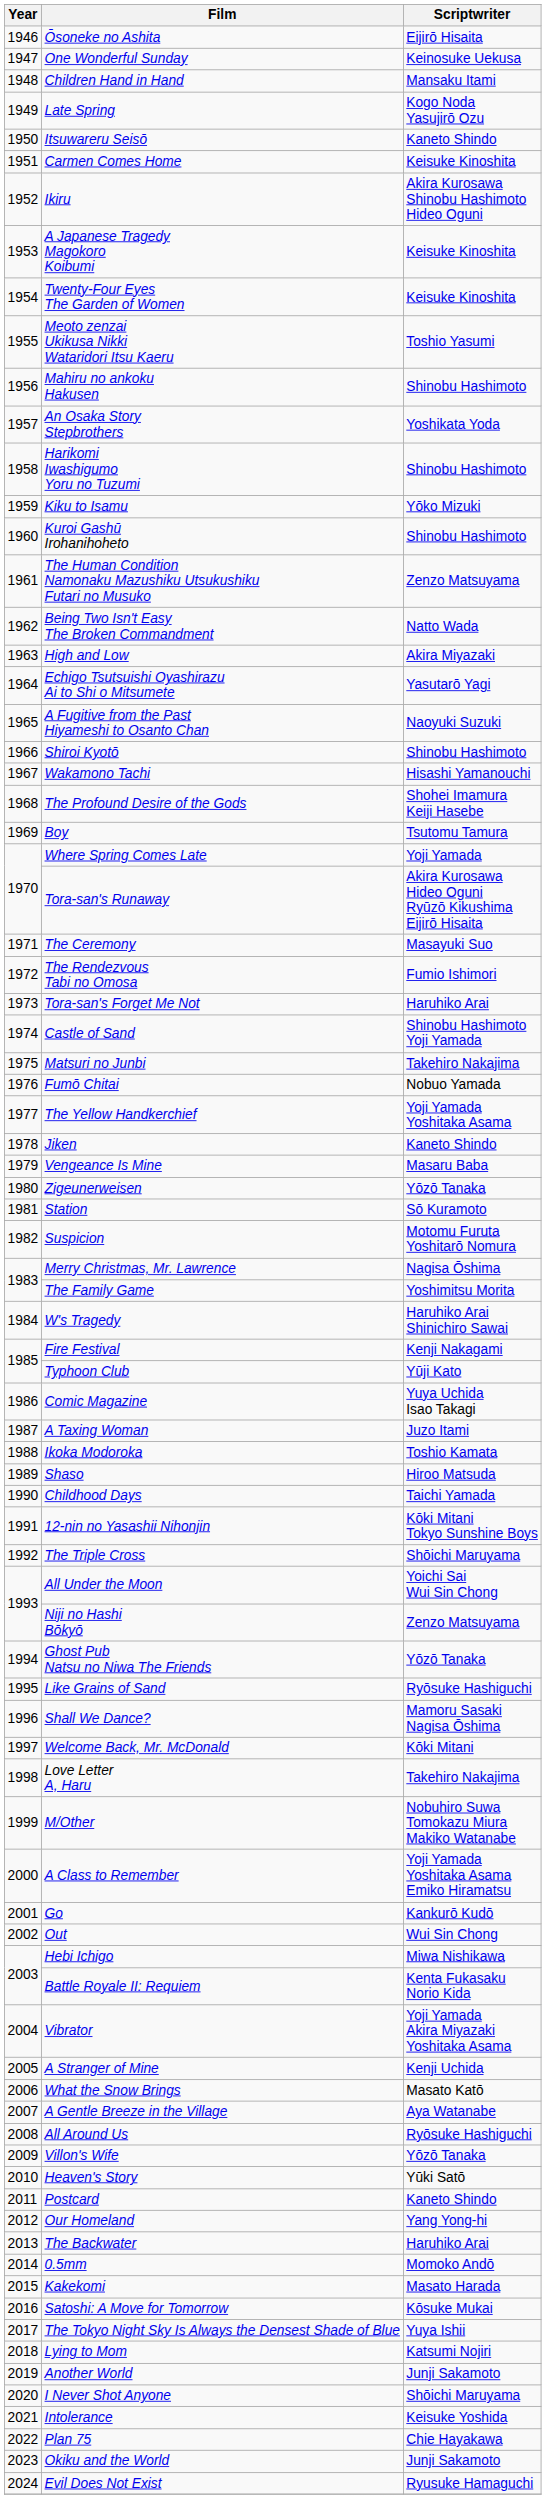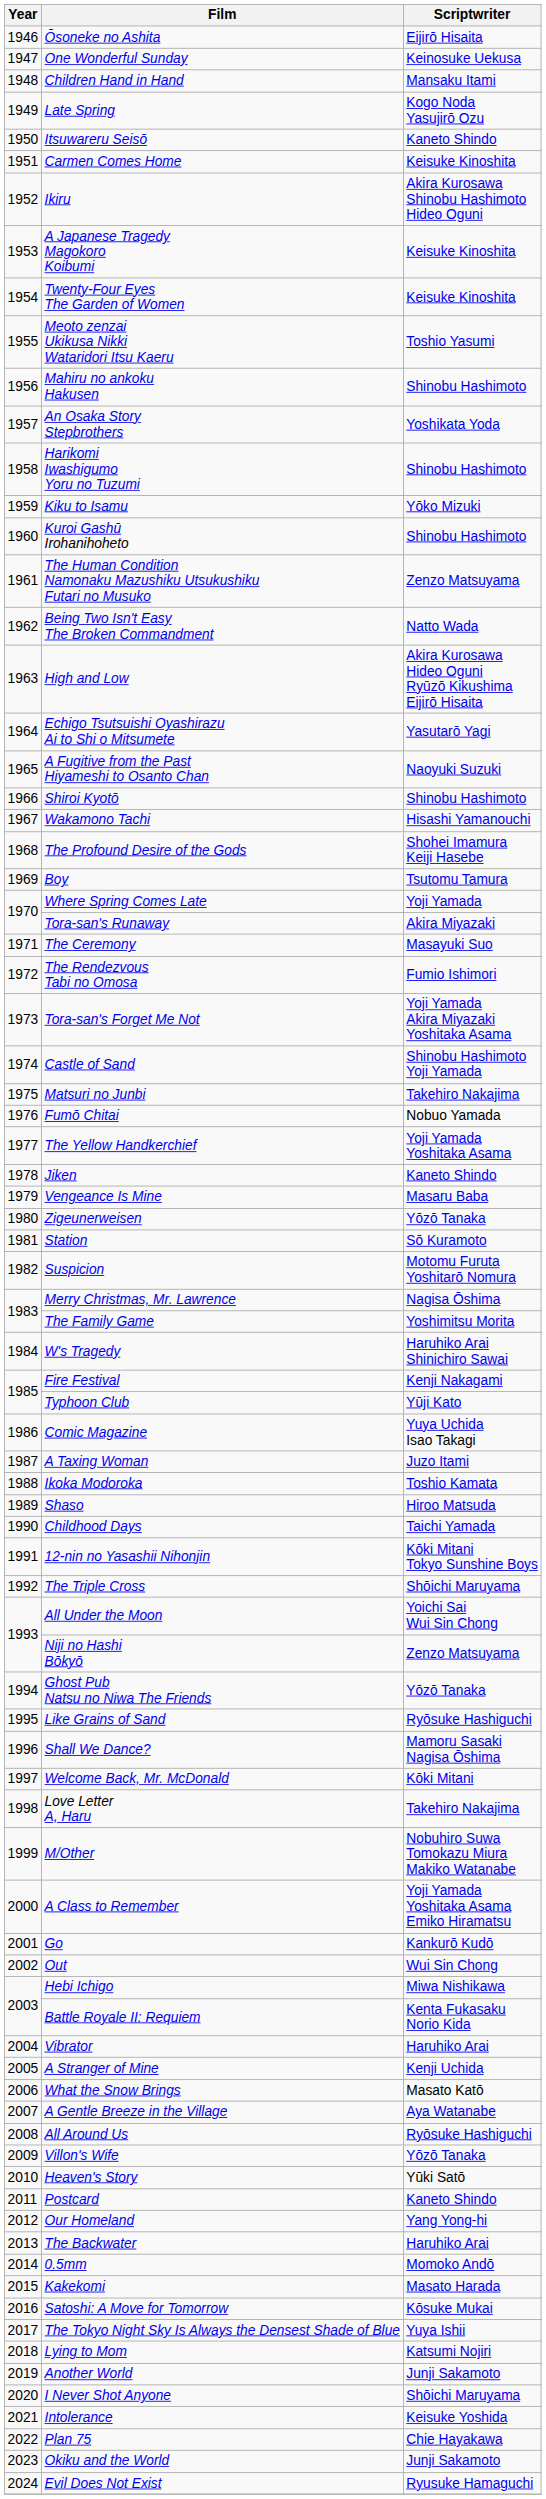(451, 655) Akira Miyazaki -> (459, 679) Akira Kurosawa Hideo Oguni Ryūzō Kikushima Eijirō Hisaita
(459, 900) Akira Kurosawa Hideo Oguni Ryūzō Kikushima Eijirō Hisaita -> (451, 923) Akira Miyazaki
(448, 1004) Haruhiko Arai -> (459, 1019) Yoji Yamada Akira Miyazaki Yoshitaka Asama
(459, 2031) Yoji Yamada Akira Miyazaki Yoshitaka Asama -> (448, 2046) Haruhiko Arai
